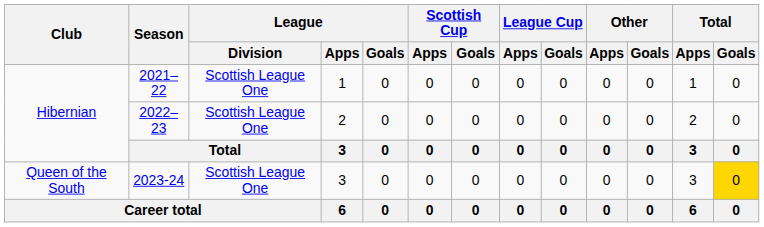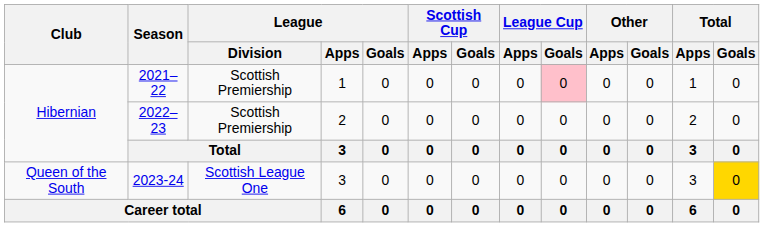(255, 83) Scottish League One -> (255, 83) Scottish Premiership
(563, 83) no background -> (563, 83) pink background
(255, 120) Scottish League One -> (255, 120) Scottish Premiership
